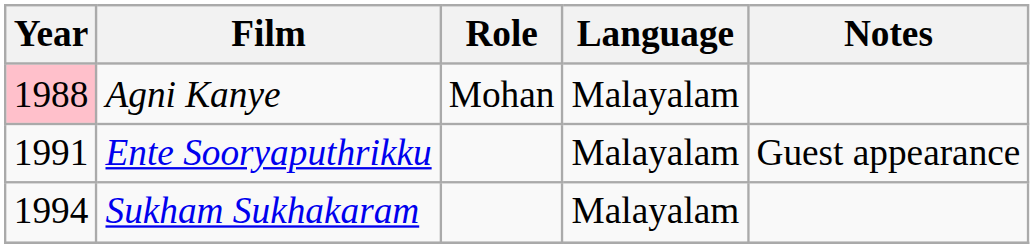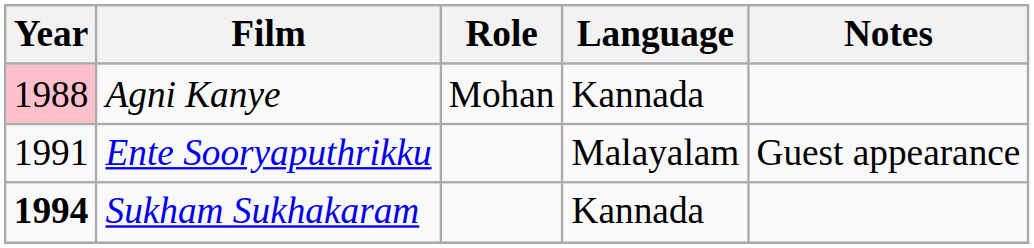(655, 93) Malayalam -> (638, 93) Kannada
(51, 211) normal -> (51, 211) bold
(655, 211) Malayalam -> (638, 211) Kannada
